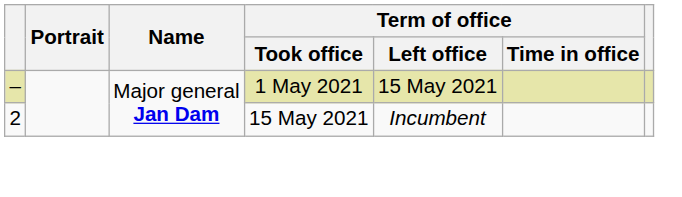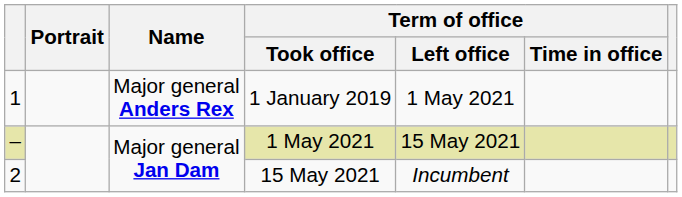+ row: (320, 97)
